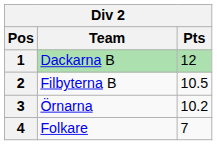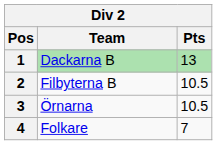(188, 60) 12 -> (188, 60) 13
(194, 106) 10.2 -> (194, 106) 10.5
